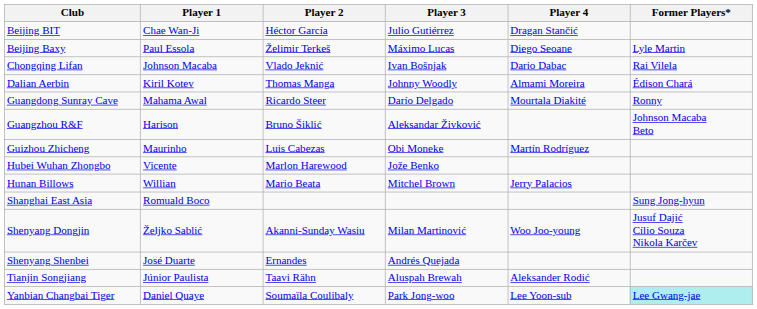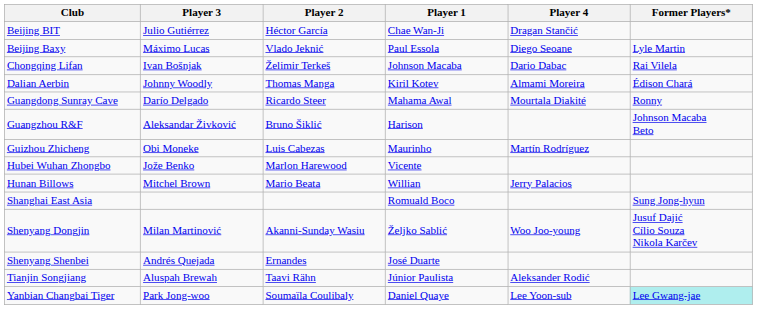columns swapped: (202, 13) <-> (447, 13)
(298, 48) Želimir Terkeš -> (294, 48) Vlado Jeknić
(294, 65) Vlado Jeknić -> (298, 65) Želimir Terkeš
